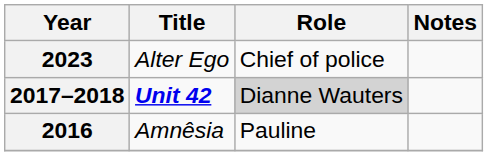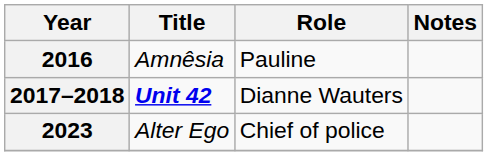rows swapped: (67, 131) <-> (67, 58)
(321, 95) lightgrey background -> (321, 95) no background
